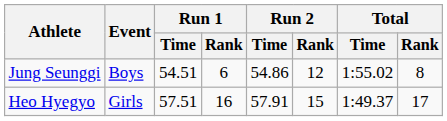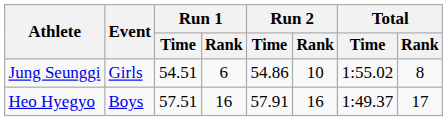(126, 73) Boys -> (126, 73) Girls
(315, 73) 12 -> (315, 73) 10
(126, 101) Girls -> (126, 101) Boys
(315, 101) 15 -> (315, 101) 16
